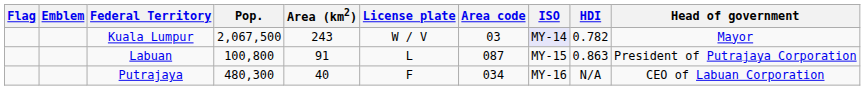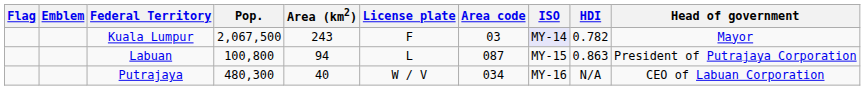(409, 37) W / V -> (409, 37) F
(322, 57) 91 -> (322, 57) 94
(409, 76) F -> (409, 76) W / V
